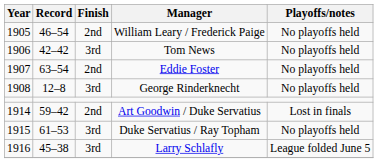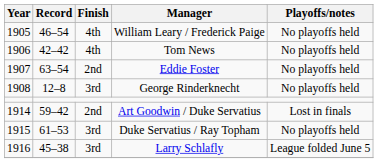(93, 32) 2nd -> (93, 32) 4th
(93, 50) 3rd -> (93, 50) 4th
